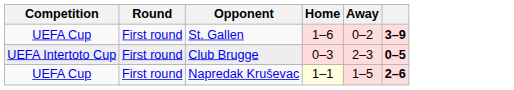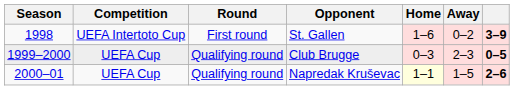+ column: (39, 14)
(62, 34) UEFA Cup -> (131, 34) UEFA Intertoto Cup
(62, 54) UEFA Intertoto Cup -> (131, 54) UEFA Cup
(152, 54) First round -> (237, 54) Qualifying round
(152, 74) First round -> (237, 74) Qualifying round
